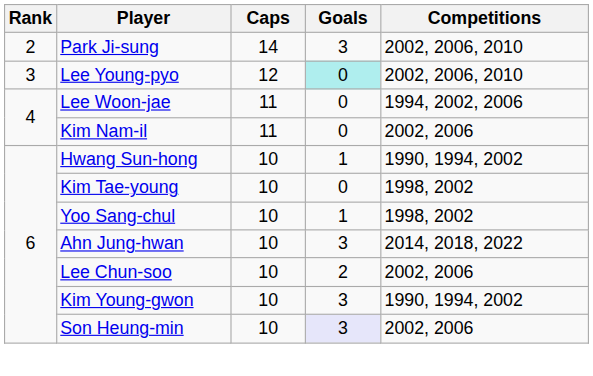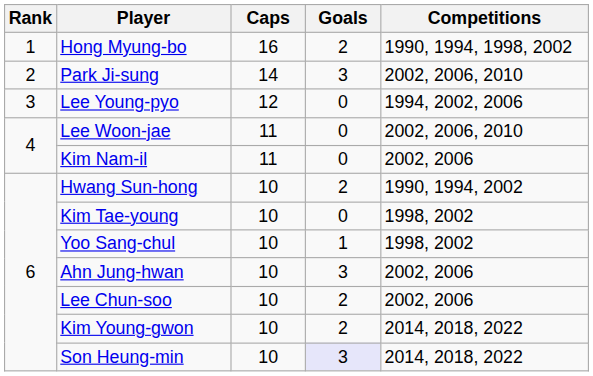+ row: (123, 46)
(343, 74) paleturquoise background -> (343, 103) no background
(454, 74) 2002, 2006, 2010 -> (454, 103) 1994, 2002, 2006
(454, 103) 1994, 2002, 2006 -> (454, 131) 2002, 2006, 2010
(343, 159) 1 -> (343, 187) 2
(454, 243) 2014, 2018, 2022 -> (429, 272) 2002, 2006
(343, 300) 3 -> (343, 328) 2
(454, 300) 1990, 1994, 2002 -> (454, 328) 2014, 2018, 2022
(429, 328) 2002, 2006 -> (454, 356) 2014, 2018, 2022
